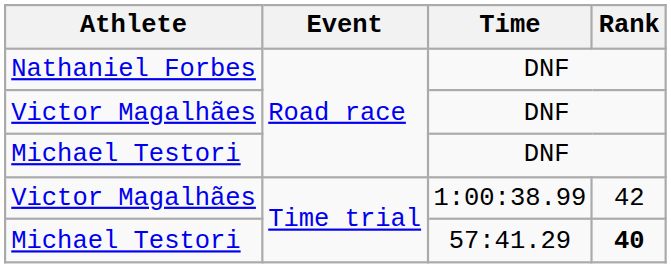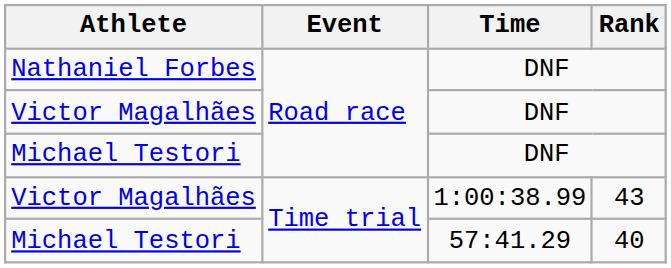(629, 198) 42 -> (629, 198) 43
(629, 240) bold -> (629, 240) normal
